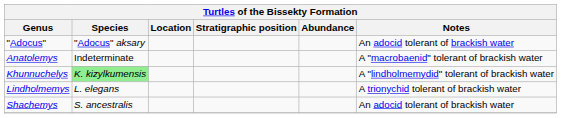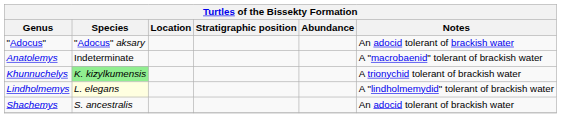(456, 74) A "lindholmemydid" tolerant of brackish water -> (440, 74) A trionychid tolerant of brackish water
(97, 89) no background -> (97, 89) lightyellow background
(440, 89) A trionychid tolerant of brackish water -> (456, 89) A "lindholmemydid" tolerant of brackish water
